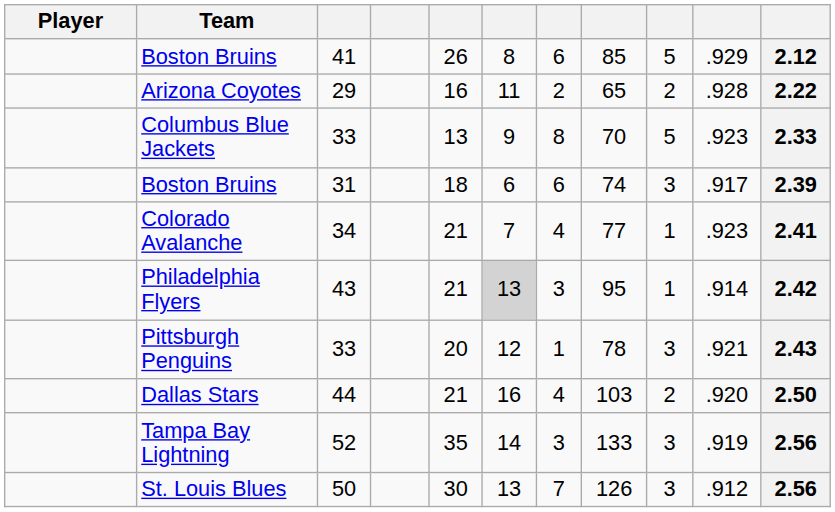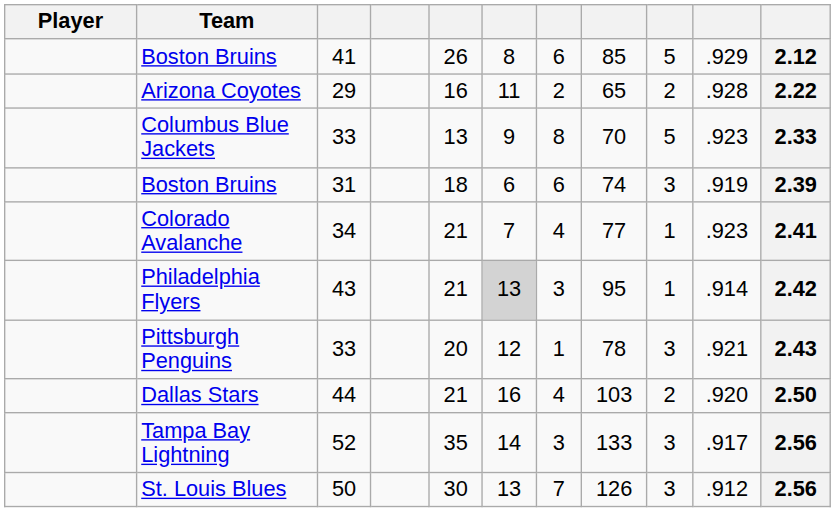(727, 184) .917 -> (727, 184) .919
(727, 442) .919 -> (727, 442) .917
